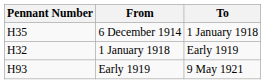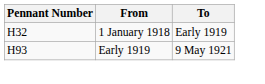- row: (140, 32)
